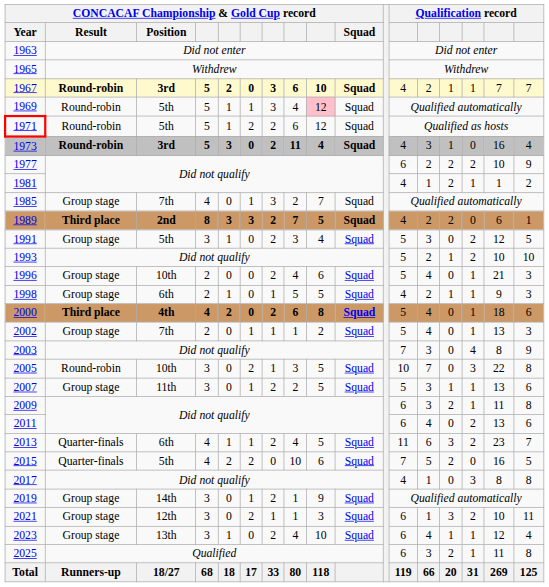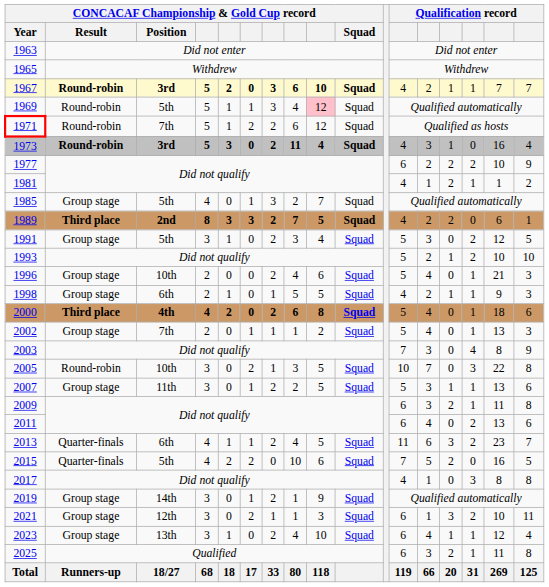(166, 126) 5th -> (166, 126) 7th
(166, 201) 7th -> (166, 201) 5th
